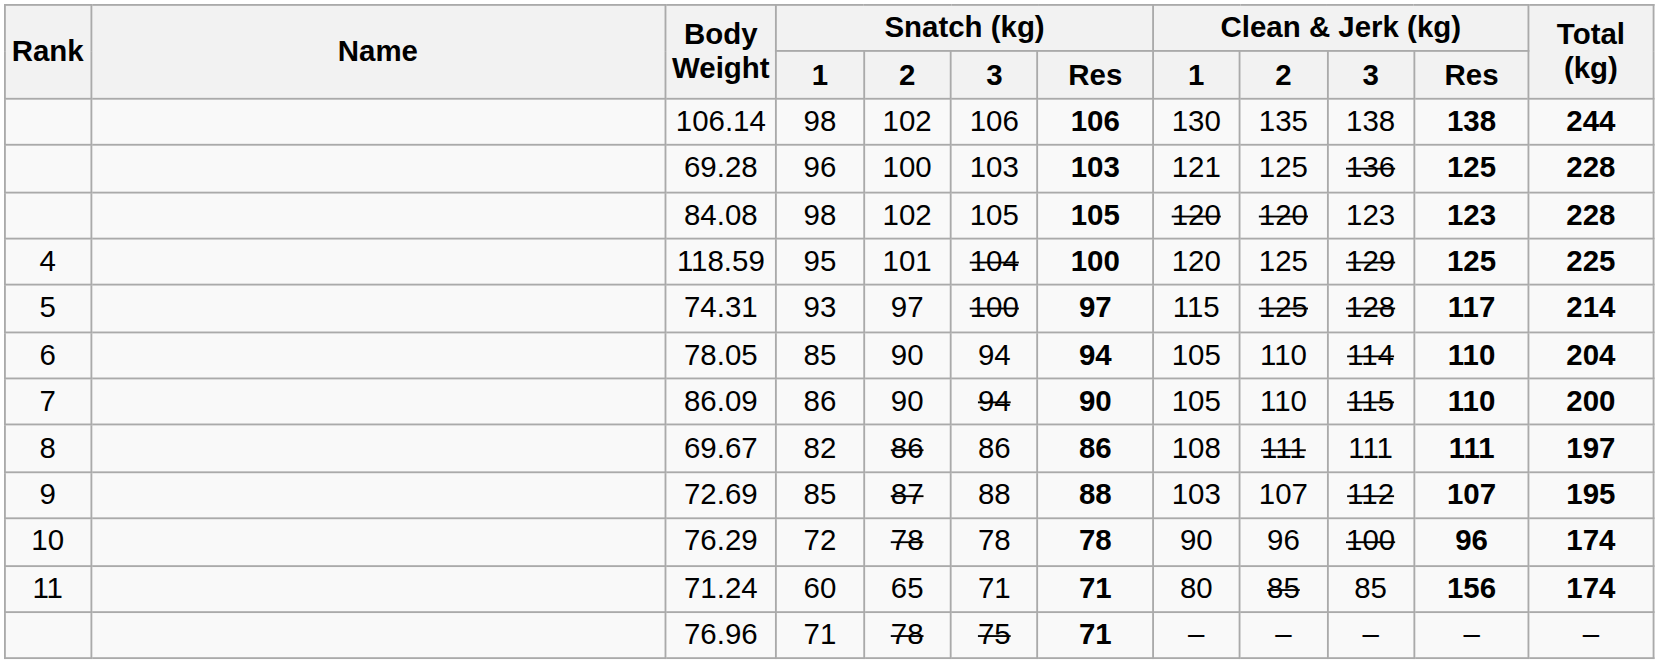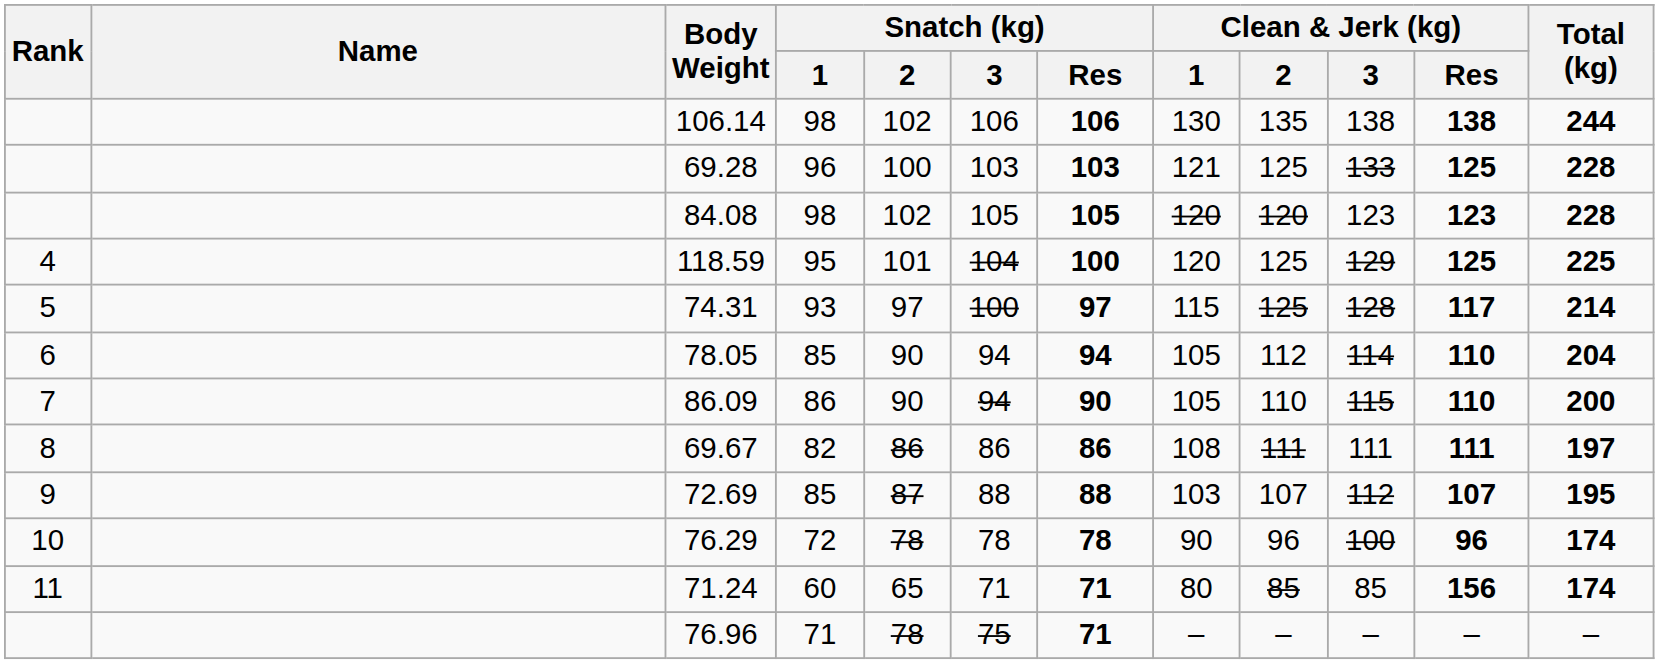(1371, 167) 136 -> (1371, 167) 133
(1283, 354) 110 -> (1283, 354) 112
